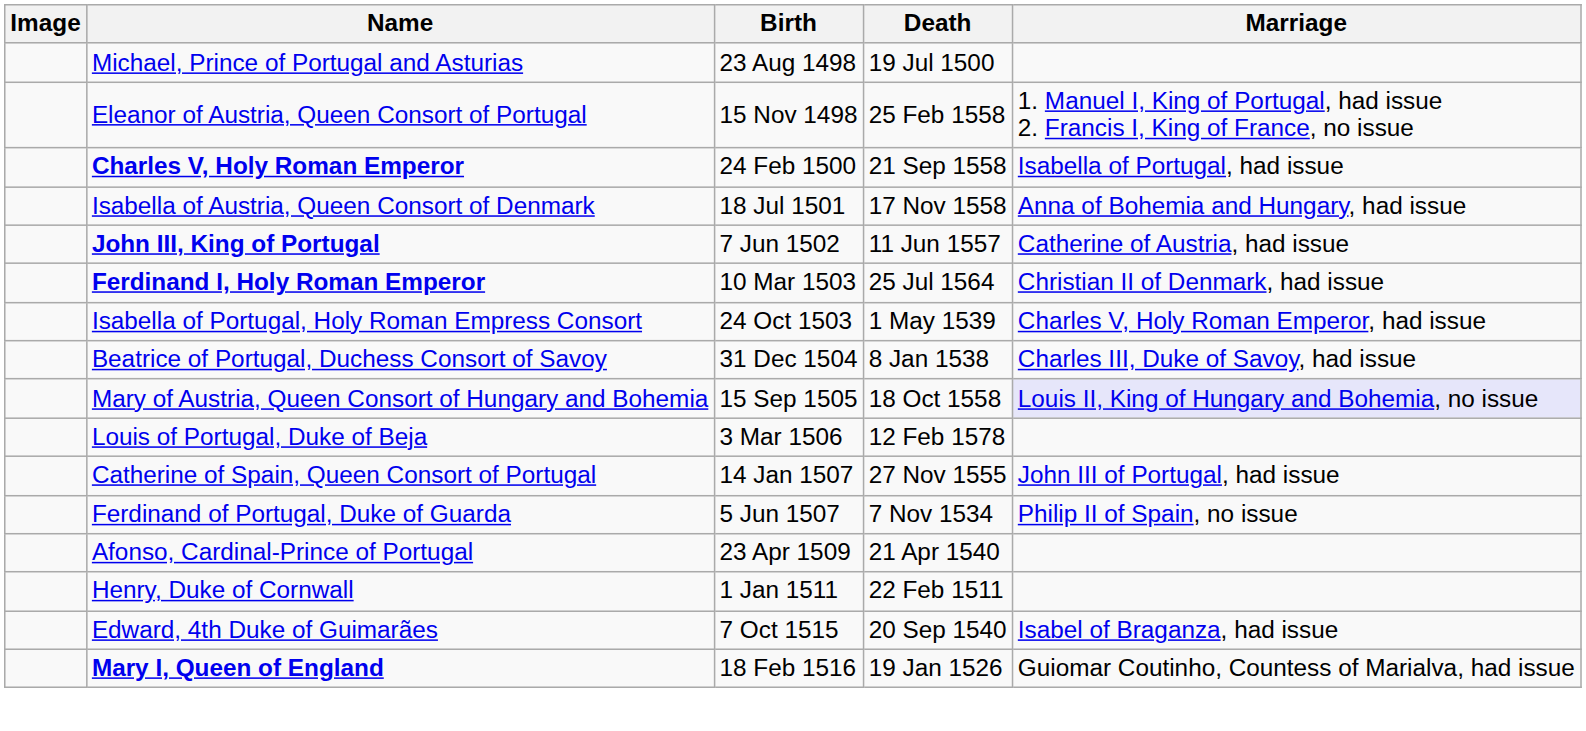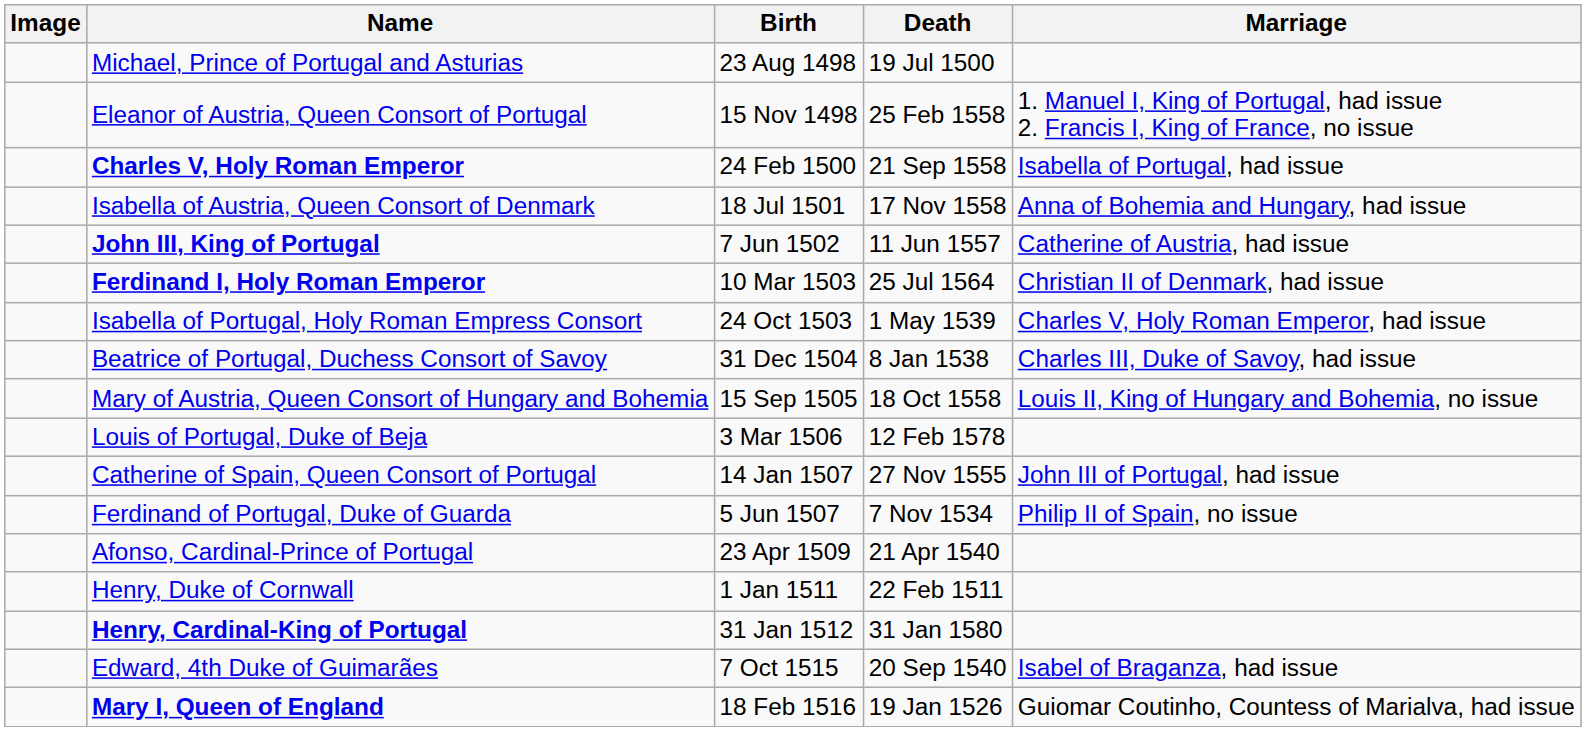(1278, 398) lavender background -> (1278, 398) no background
+ row: (279, 629)
